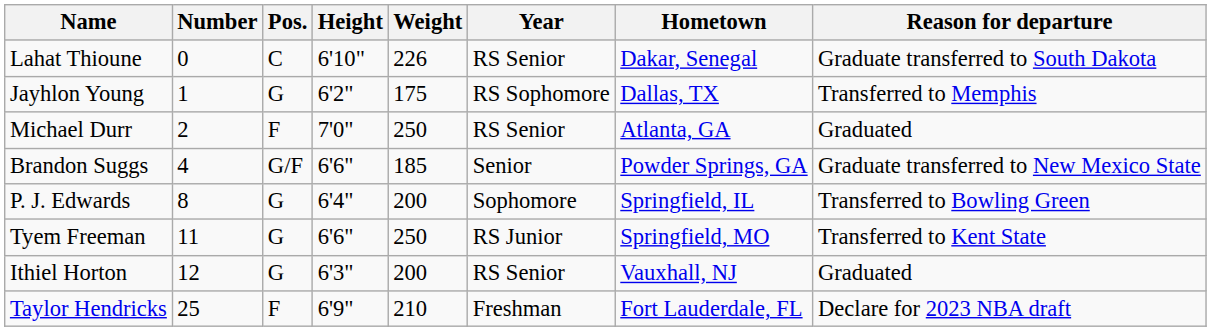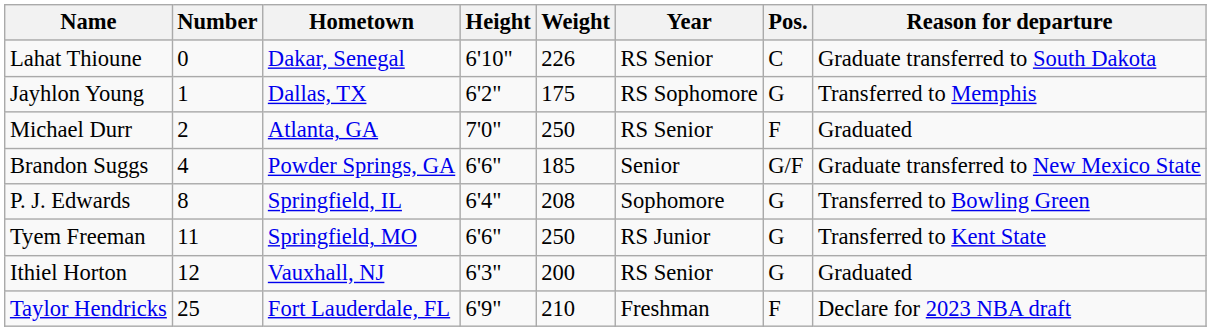columns swapped: (288, 22) <-> (714, 22)
(410, 201) 200 -> (558, 201) 208
